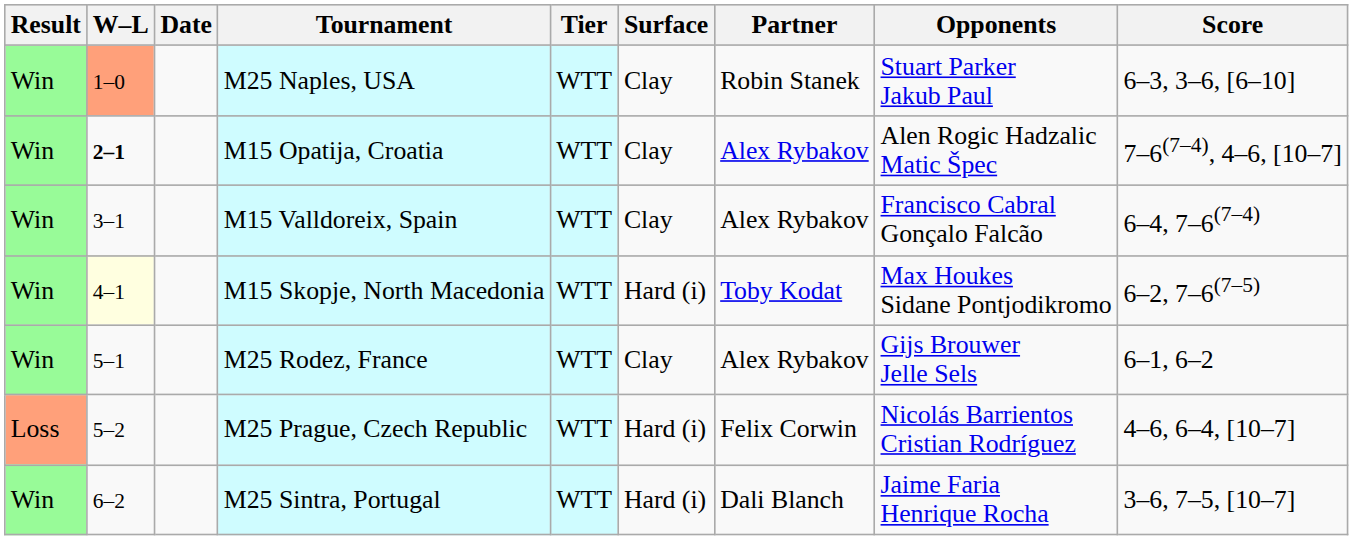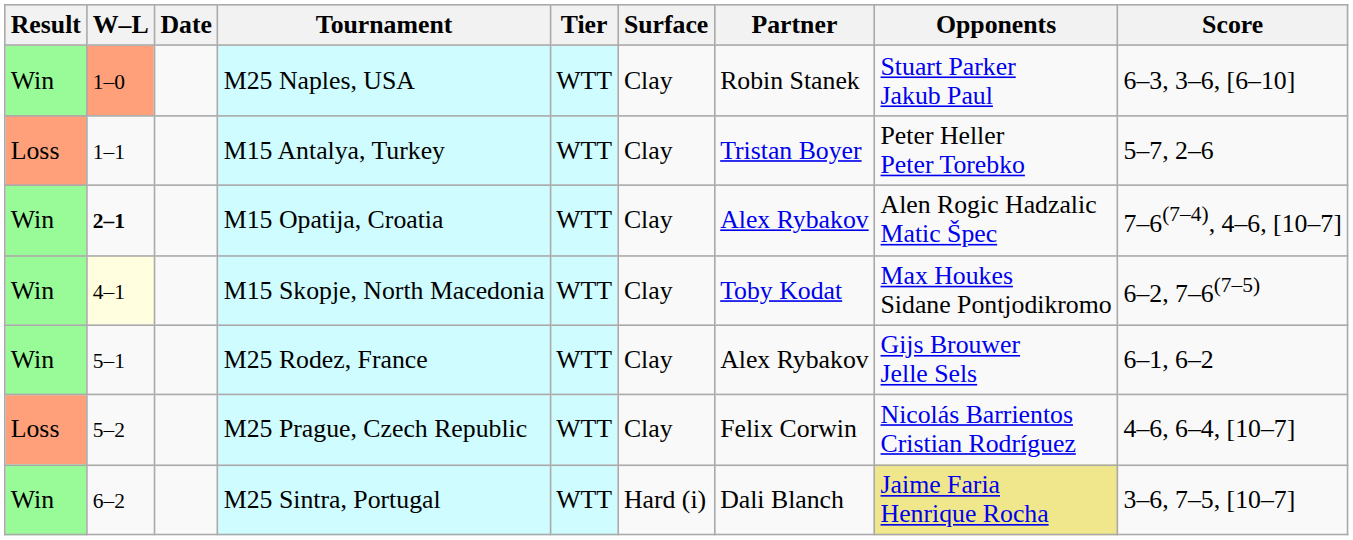+ row: (334, 150)
- row: (341, 219)
(665, 289) Hard (i) -> (648, 289) Clay
(665, 429) Hard (i) -> (648, 429) Clay
(965, 499) no background -> (965, 499) khaki background
